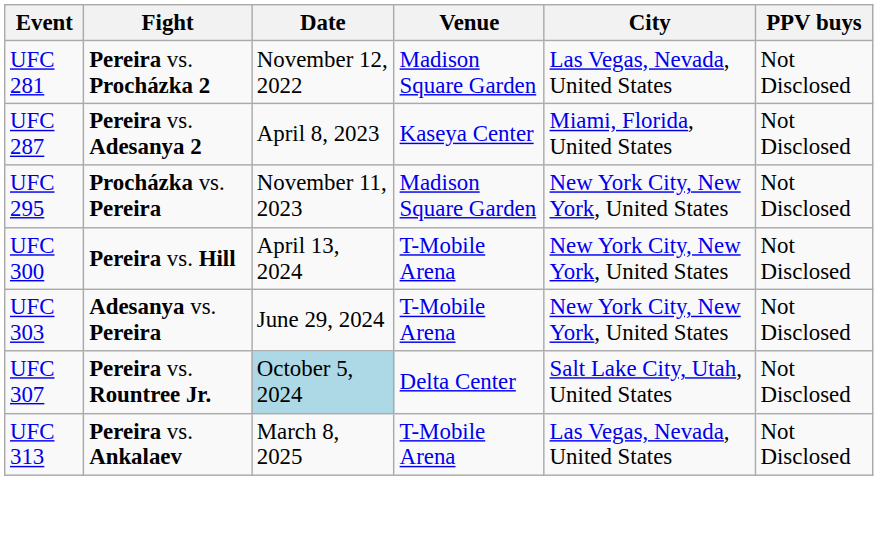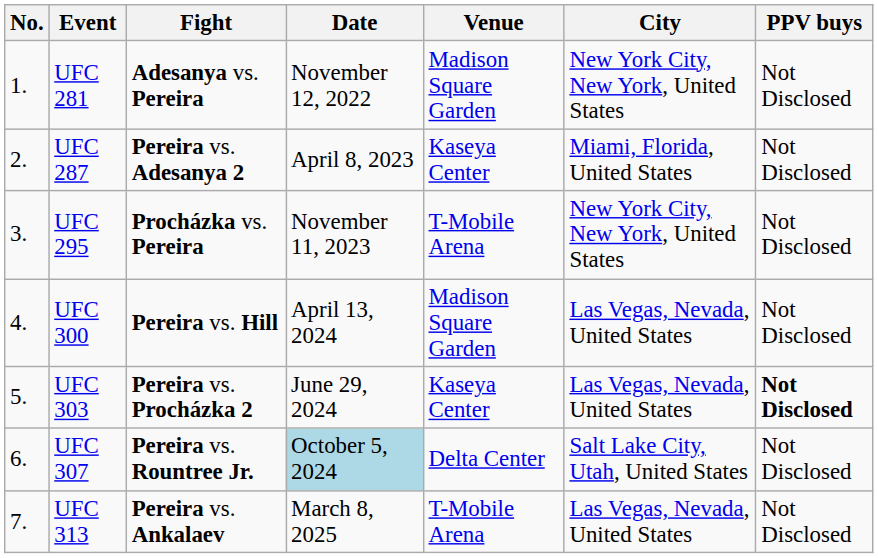+ column: (27, 22)
(150, 71) Pereira vs. Procházka 2 -> (195, 84) Adesanya vs. Pereira
(640, 71) Las Vegas, Nevada, United States -> (653, 84) New York City, New York, United States
(468, 195) Madison Square Garden -> (471, 234) T-Mobile Arena
(442, 257) T-Mobile Arena -> (469, 322) Madison Square Garden
(645, 257) New York City, New York, United States -> (659, 322) Las Vegas, Nevada, United States
(153, 319) Adesanya vs. Pereira -> (192, 397) Pereira vs. Procházka 2
(442, 319) T-Mobile Arena -> (462, 397) Kaseya Center
(645, 319) New York City, New York, United States -> (659, 397) Las Vegas, Nevada, United States
(806, 319) normal -> (807, 397) bold
